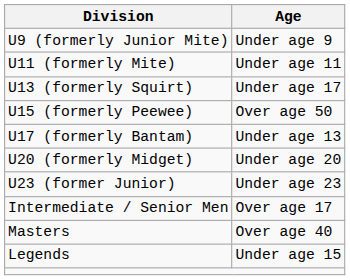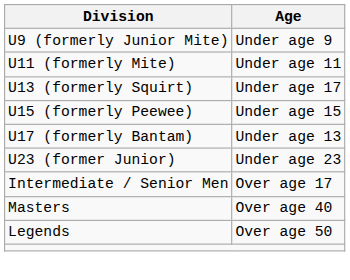(284, 112) Over age 50 -> (288, 112) Under age 15
- row: (101, 160)
(288, 256) Under age 15 -> (284, 232) Over age 50
